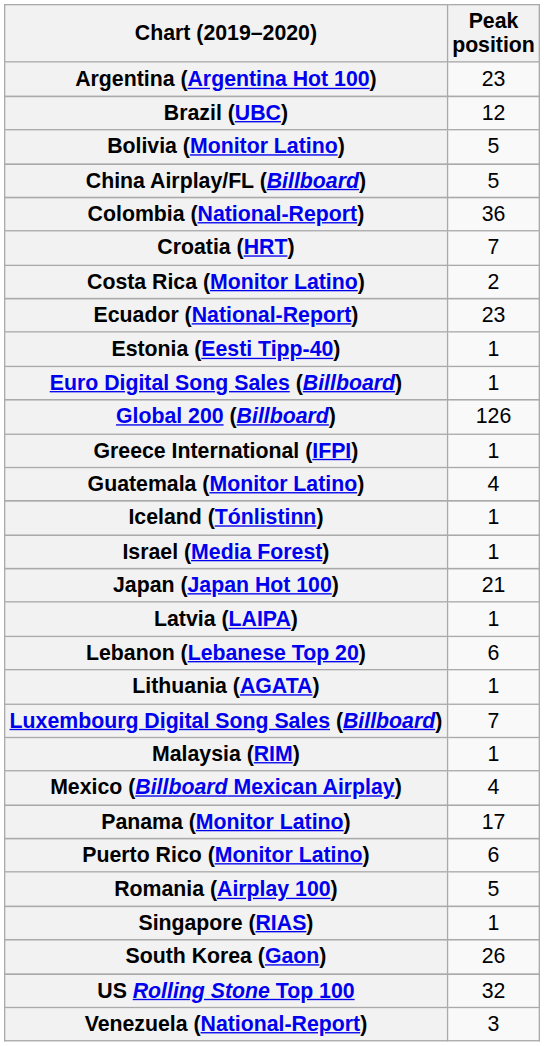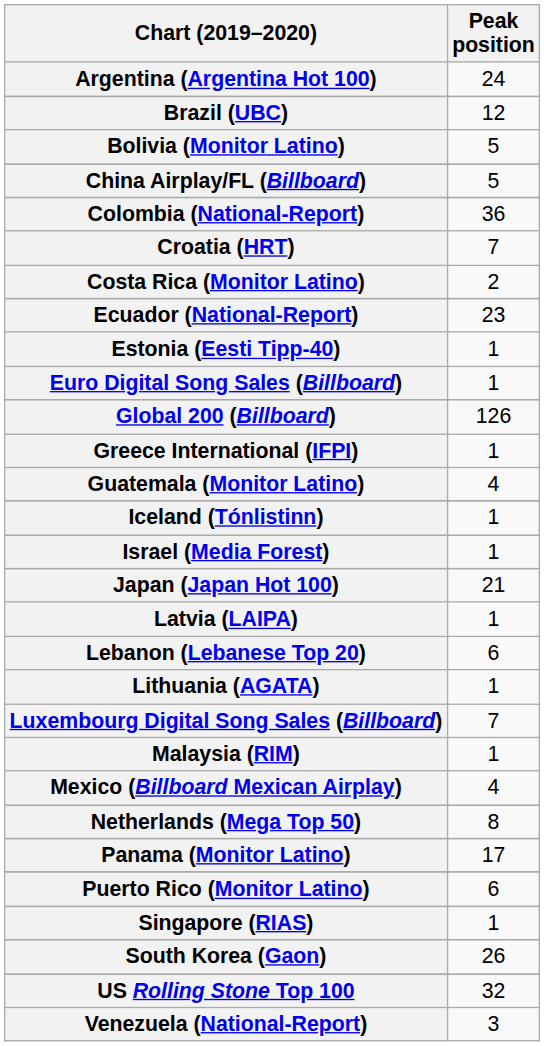(493, 79) 23 -> (493, 79) 24
+ row: (226, 821)
- row: (226, 889)
